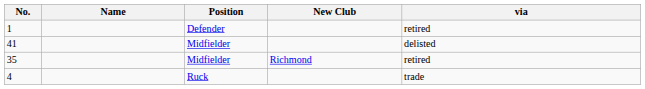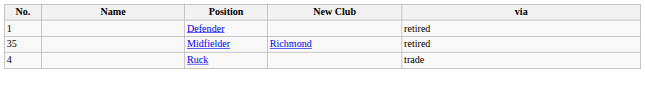- row: (12, 44)
